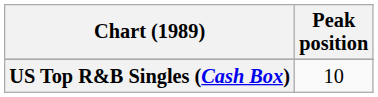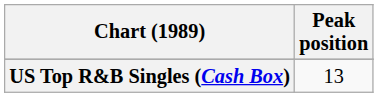(334, 75) 10 -> (334, 75) 13
